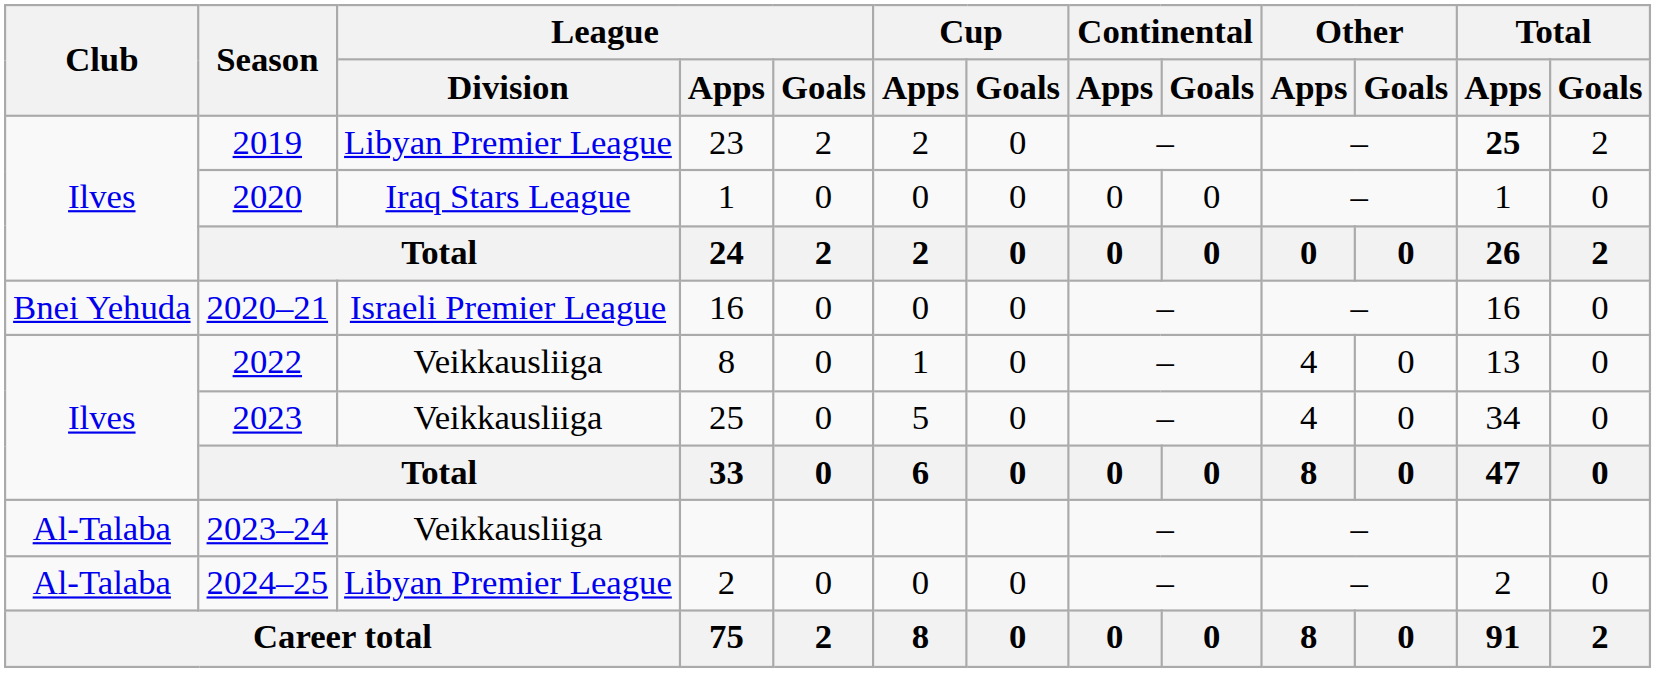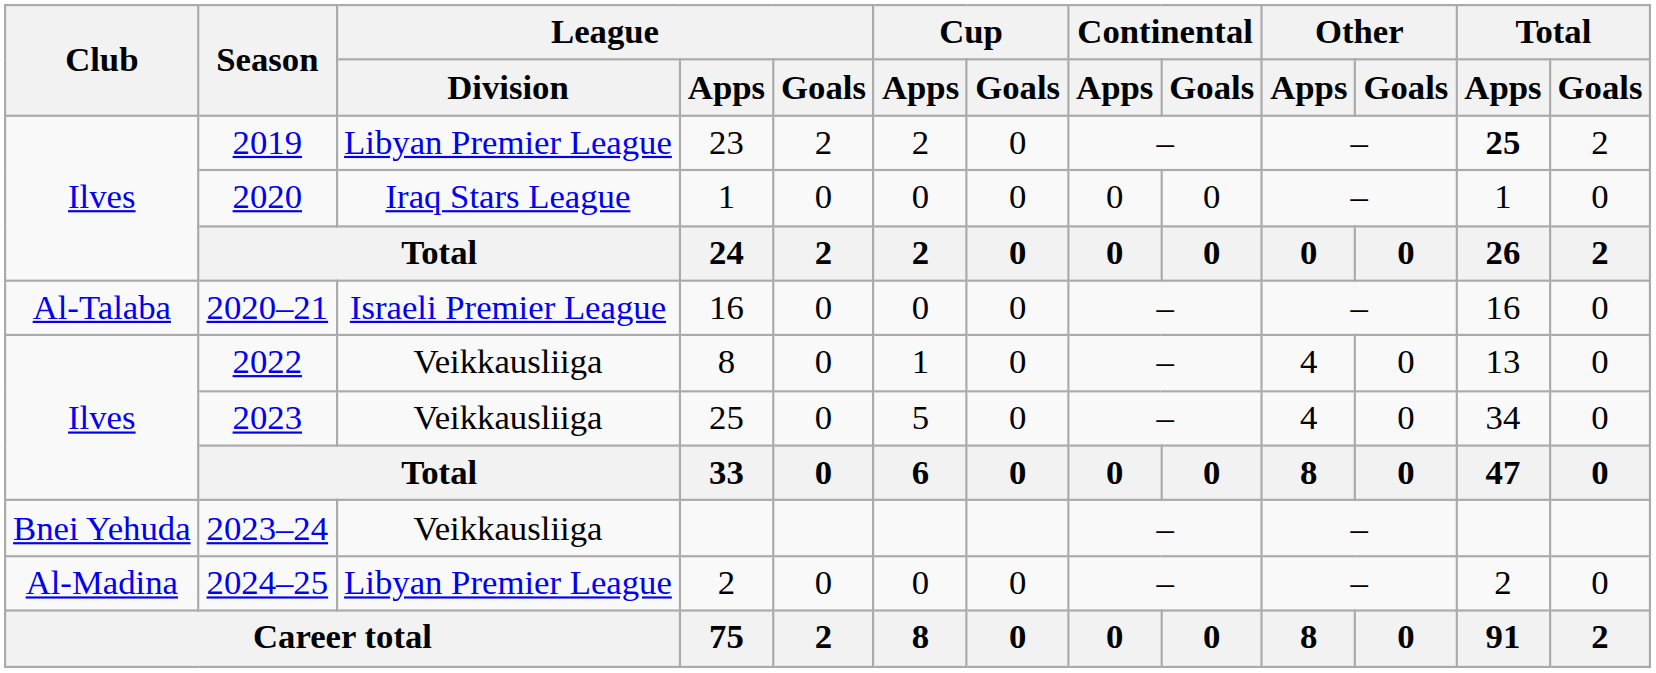(102, 307) Bnei Yehuda -> (102, 307) Al-Talaba
(102, 527) Al-Talaba -> (102, 527) Bnei Yehuda
(102, 582) Al-Talaba -> (102, 582) Al-Madina
